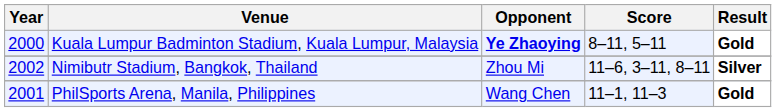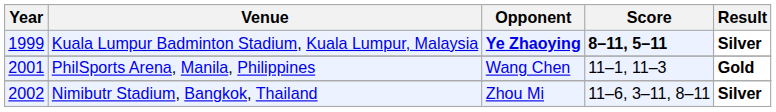(26, 43) 2000 -> (26, 43) 1999
(627, 43) normal -> (628, 43) bold
(736, 43) Gold -> (740, 43) Silver
rows swapped: (183, 94) <-> (185, 69)
